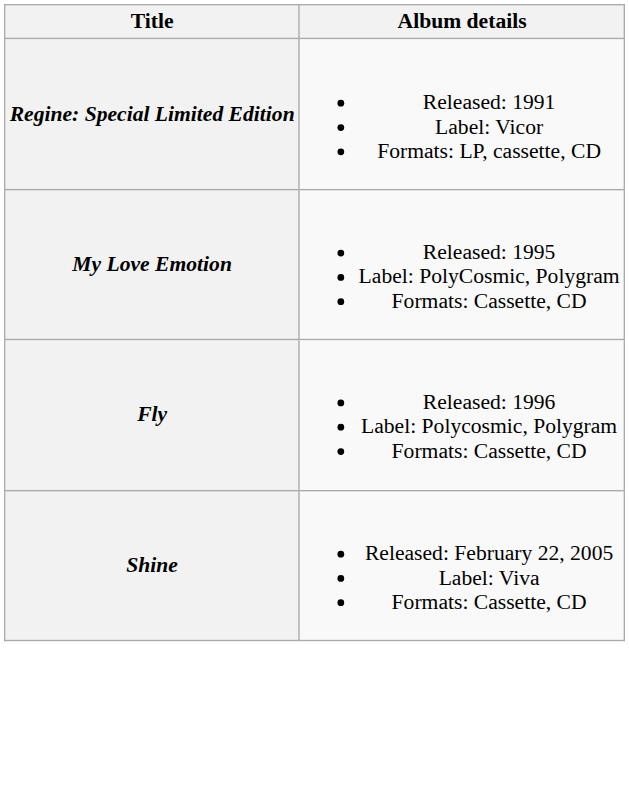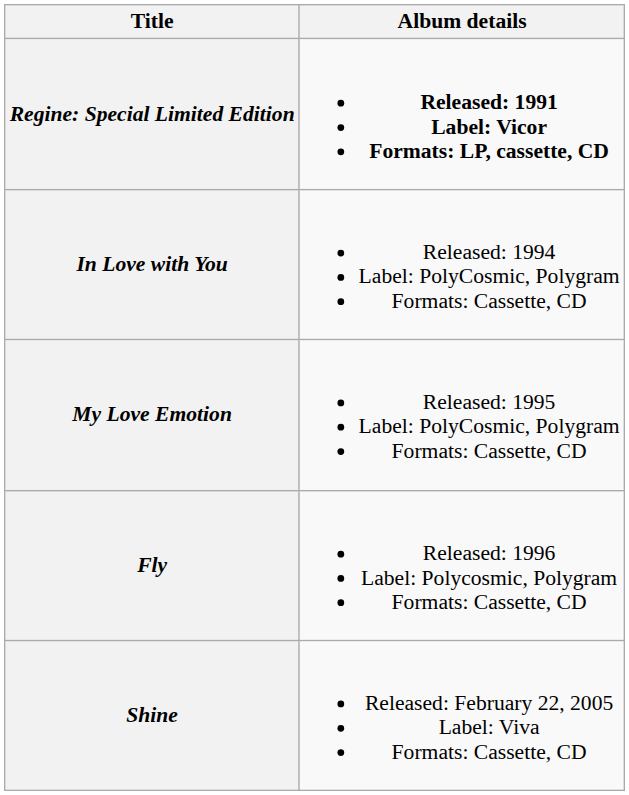(462, 126) normal -> (462, 126) bold
+ row: (152, 264)
